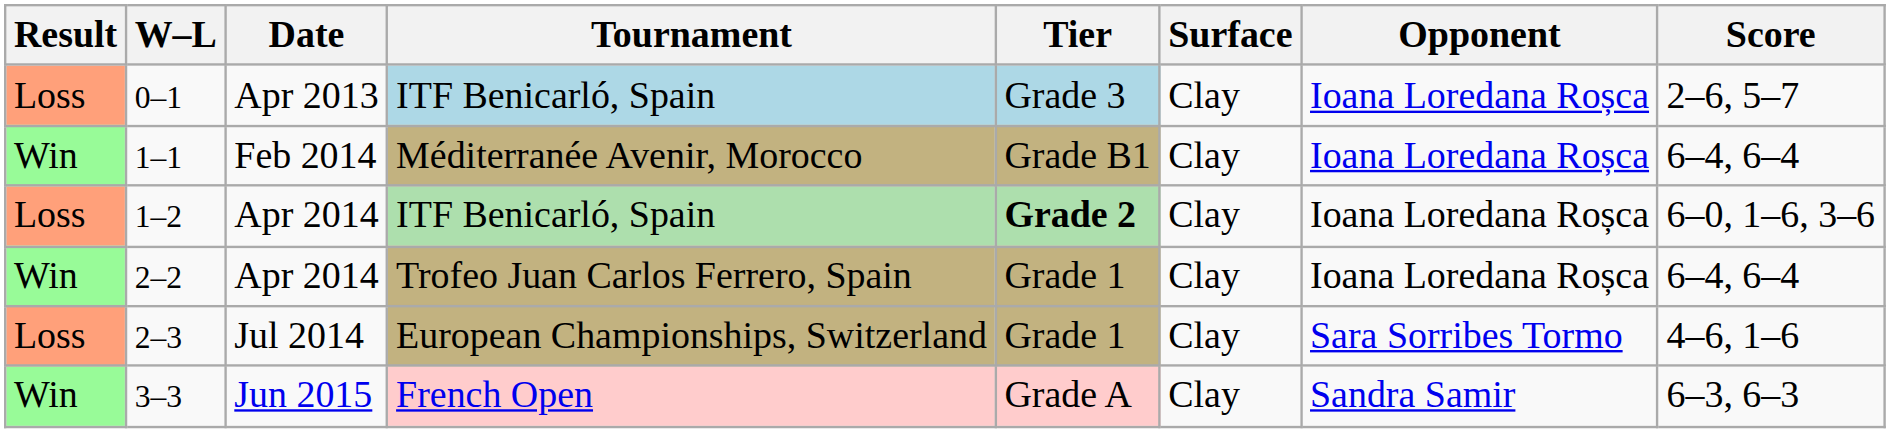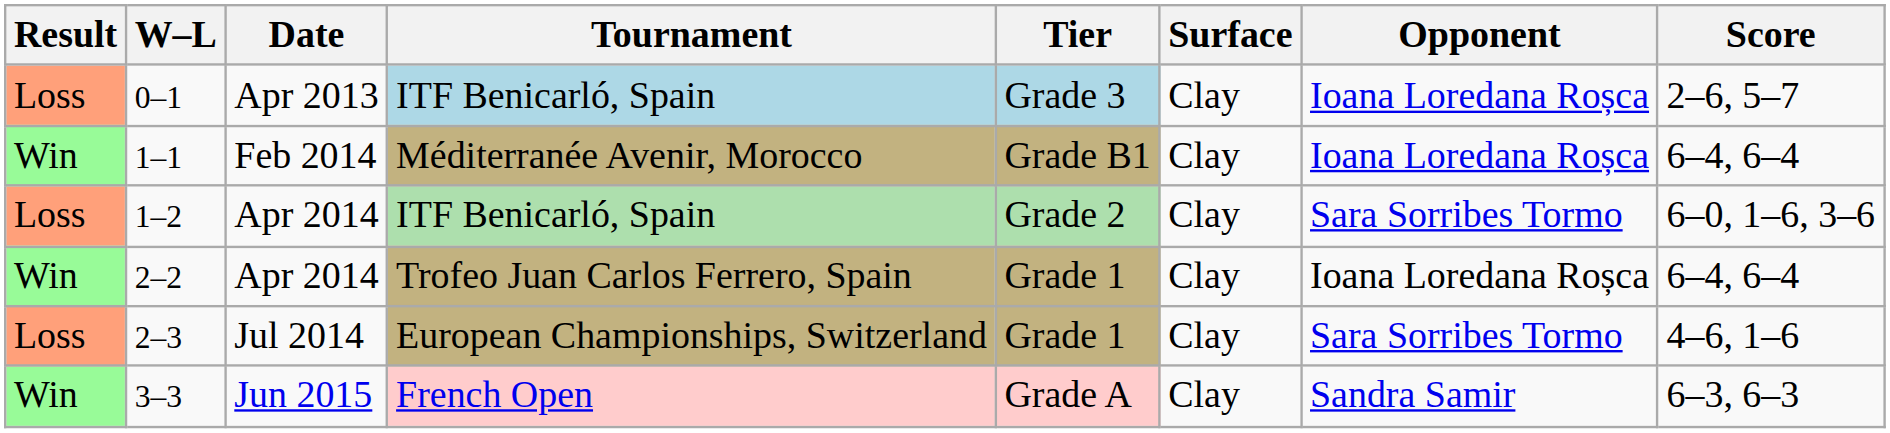(1070, 214) bold -> (1065, 214) normal
(1480, 214) Ioana Loredana Roșca -> (1466, 214) Sara Sorribes Tormo
